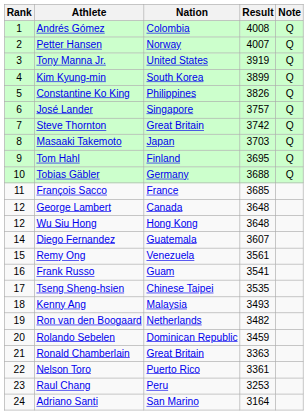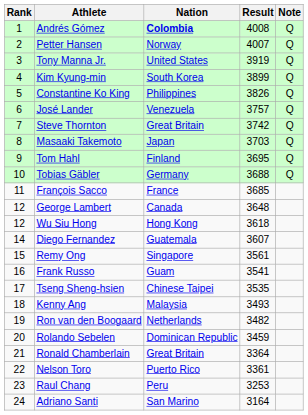(168, 28) normal -> (170, 28) bold
(170, 110) Singapore -> (170, 110) Venezuela
(258, 223) 3648 -> (258, 223) 3618
(170, 256) Venezuela -> (170, 256) Singapore
(258, 353) 3363 -> (258, 353) 3364
